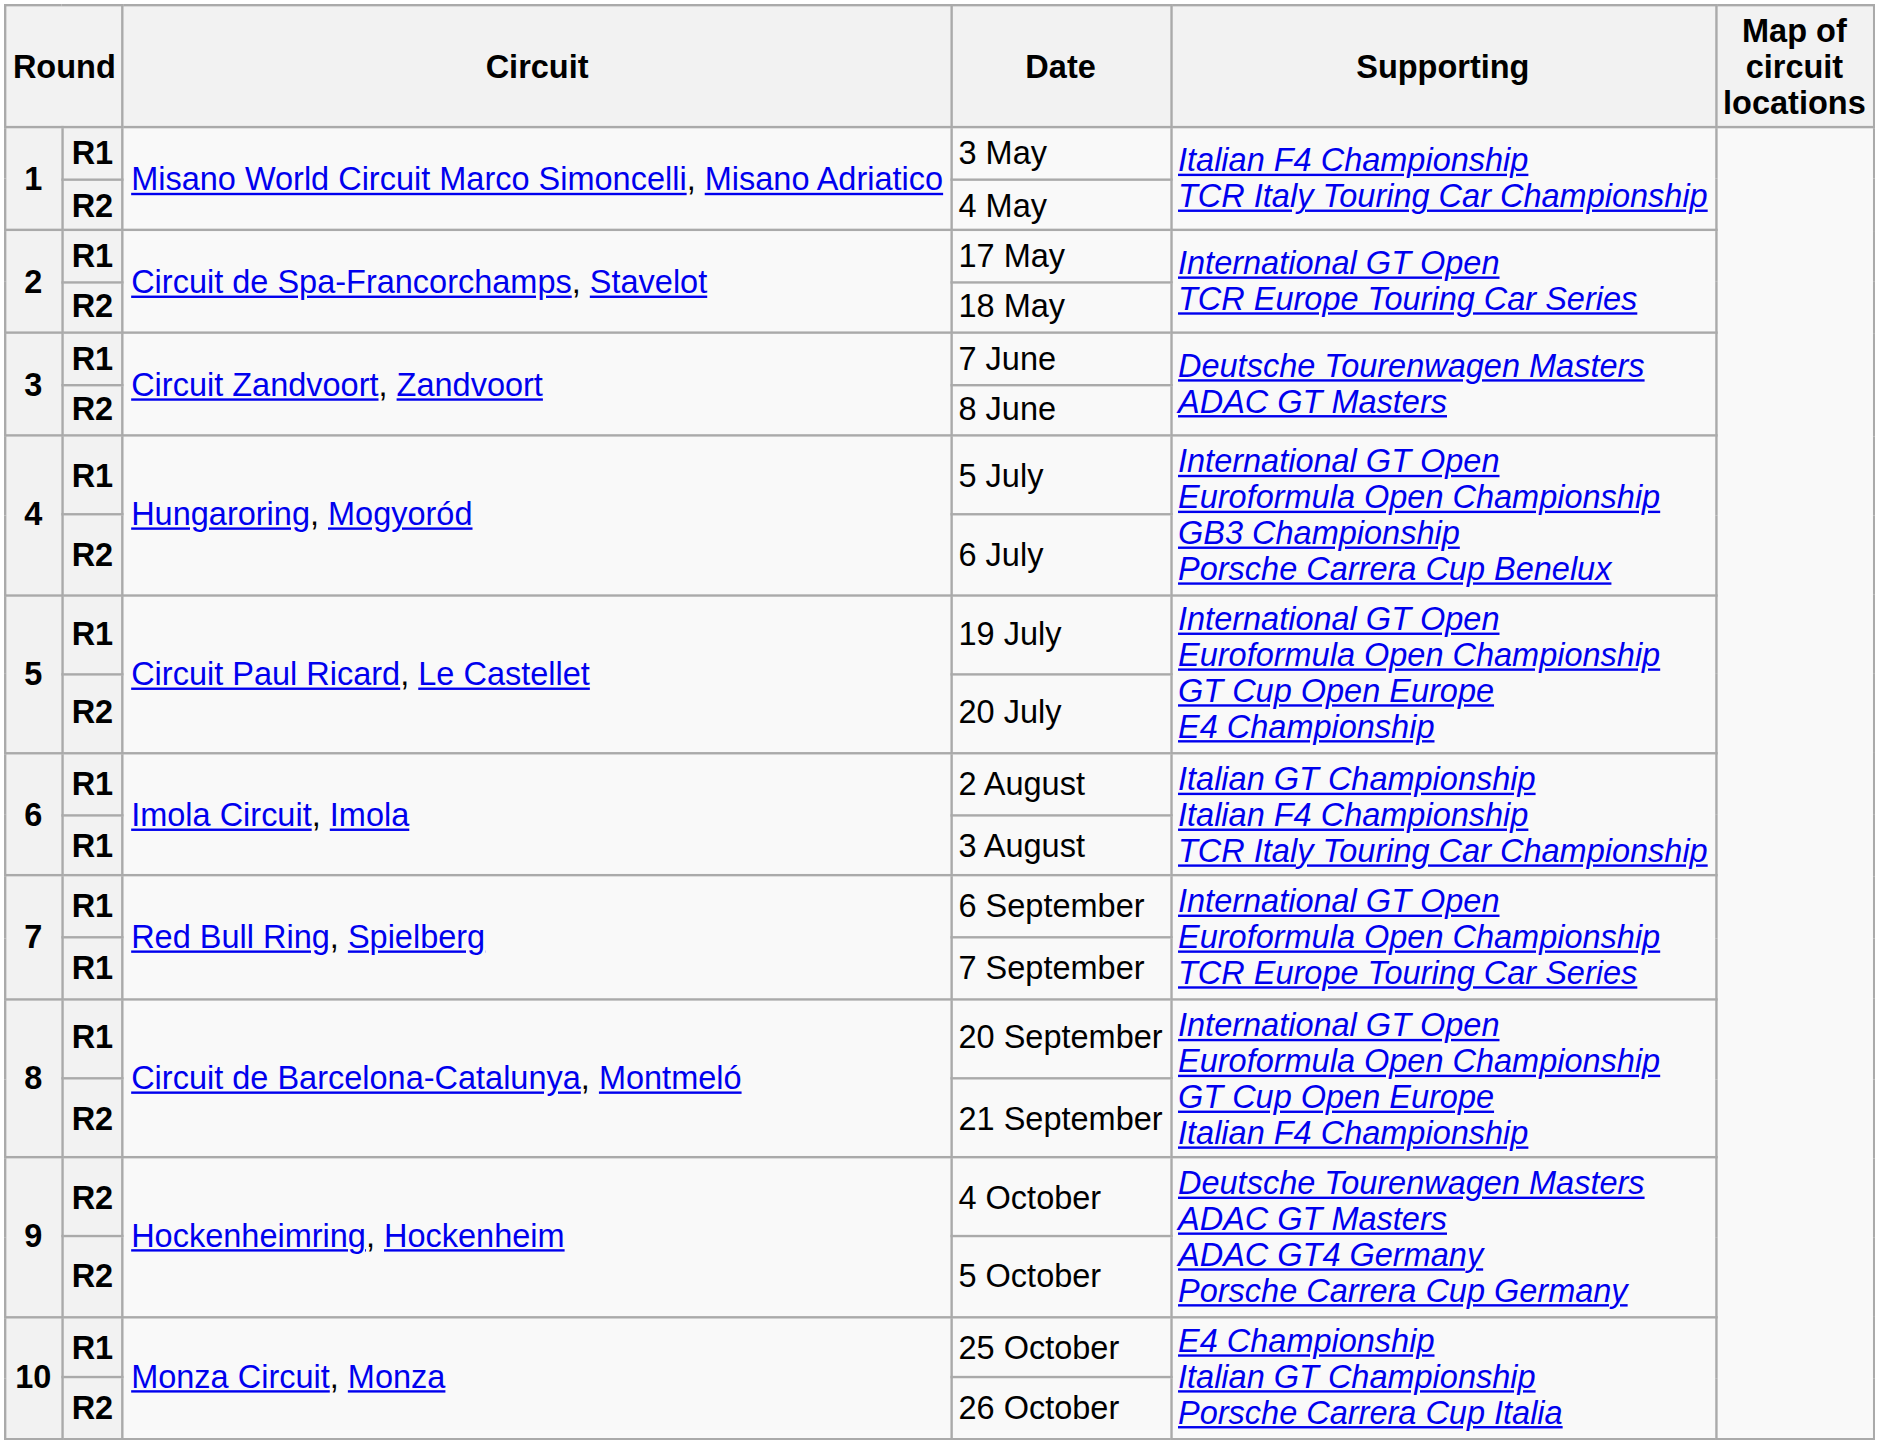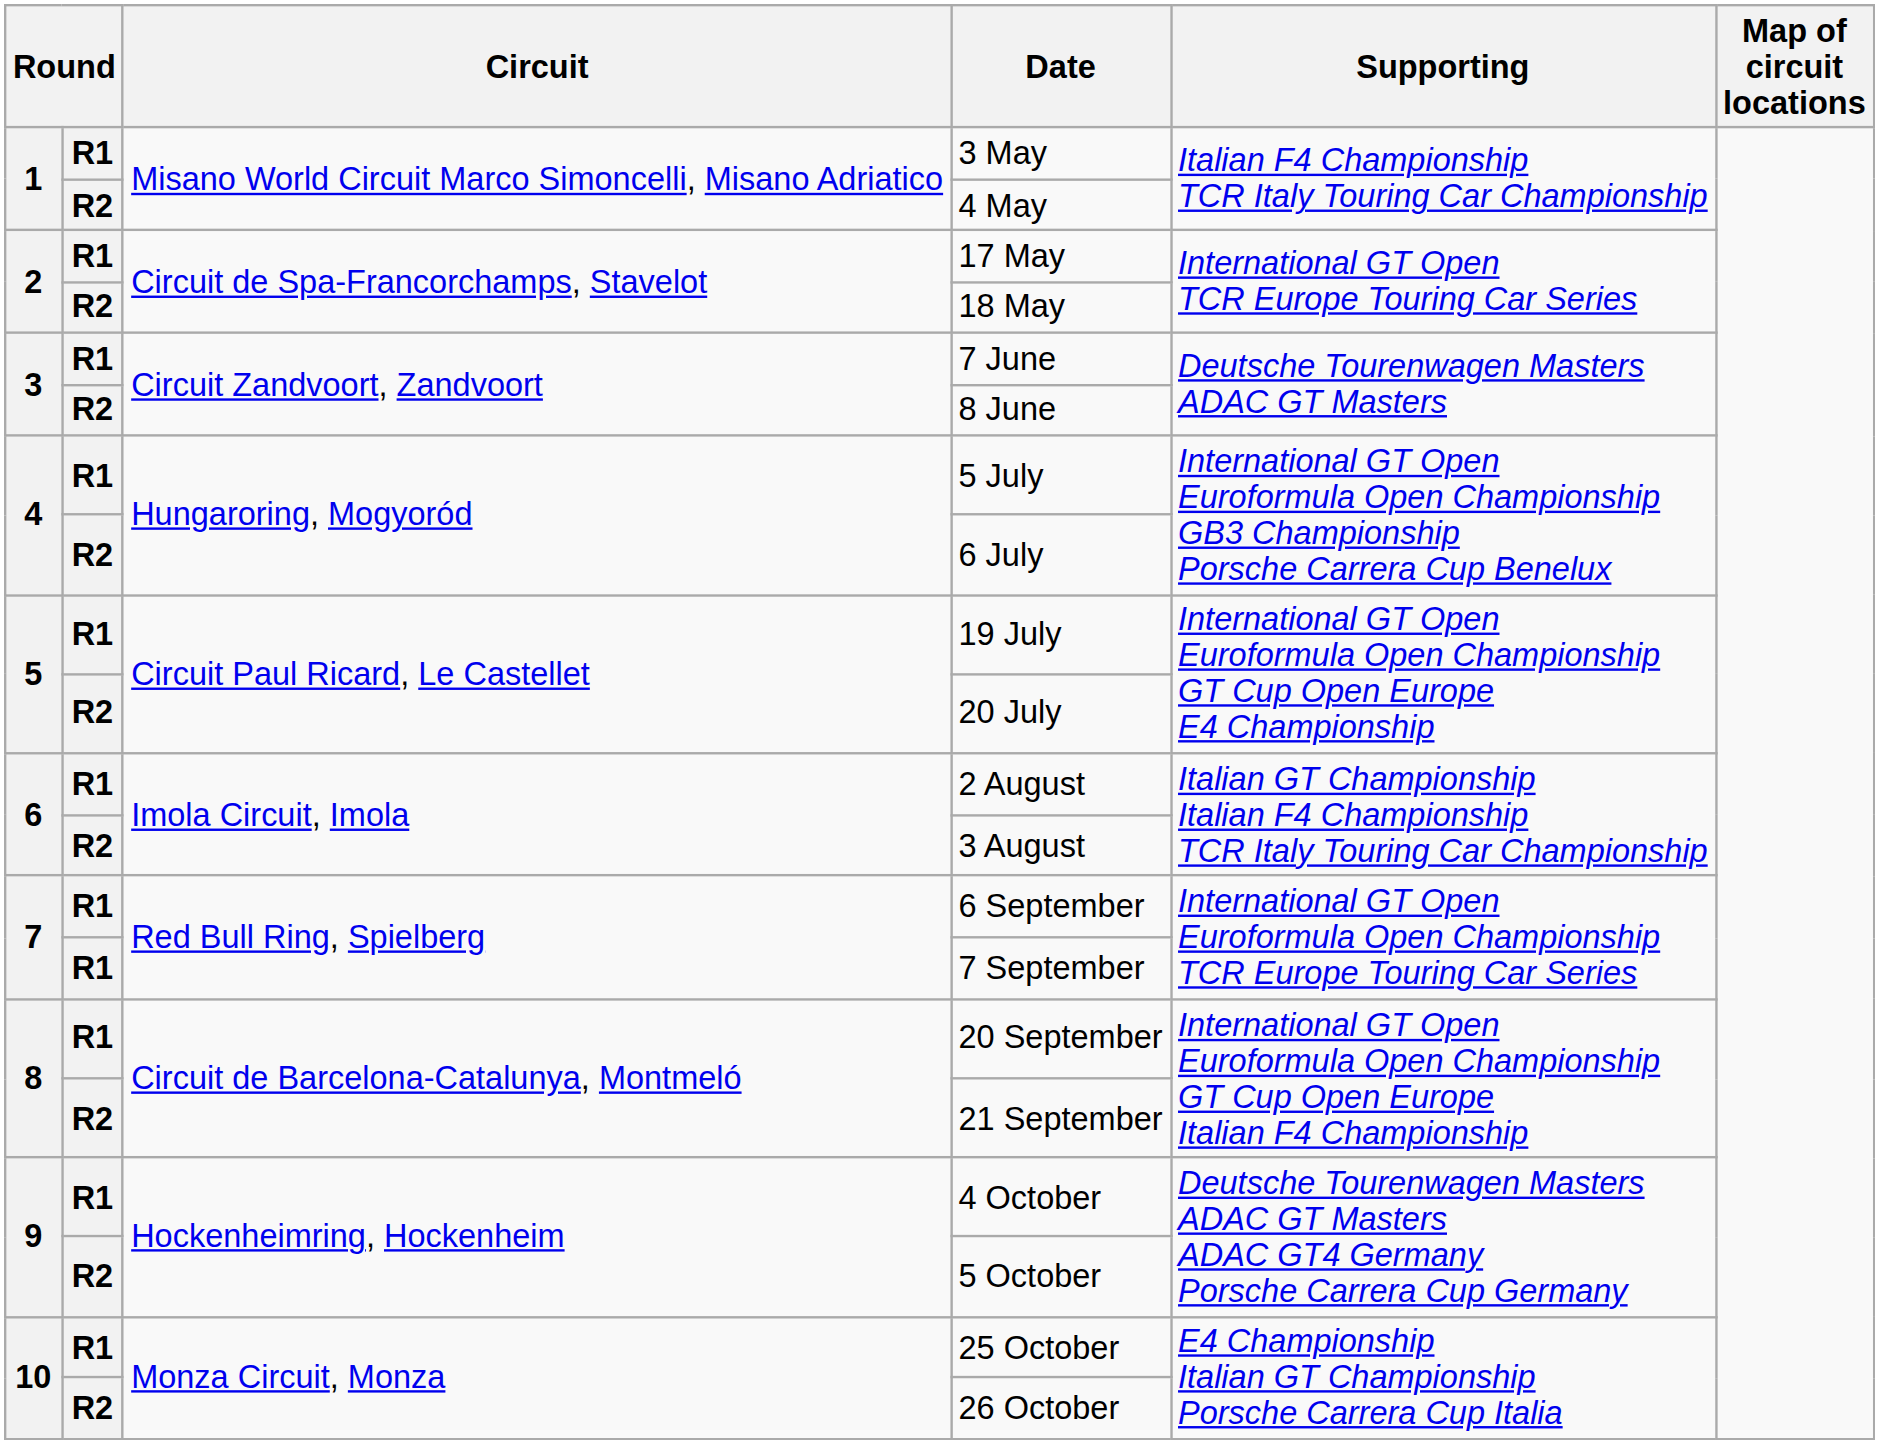(92, 845) R1 -> (92, 845) R2
(92, 1197) R2 -> (92, 1197) R1
